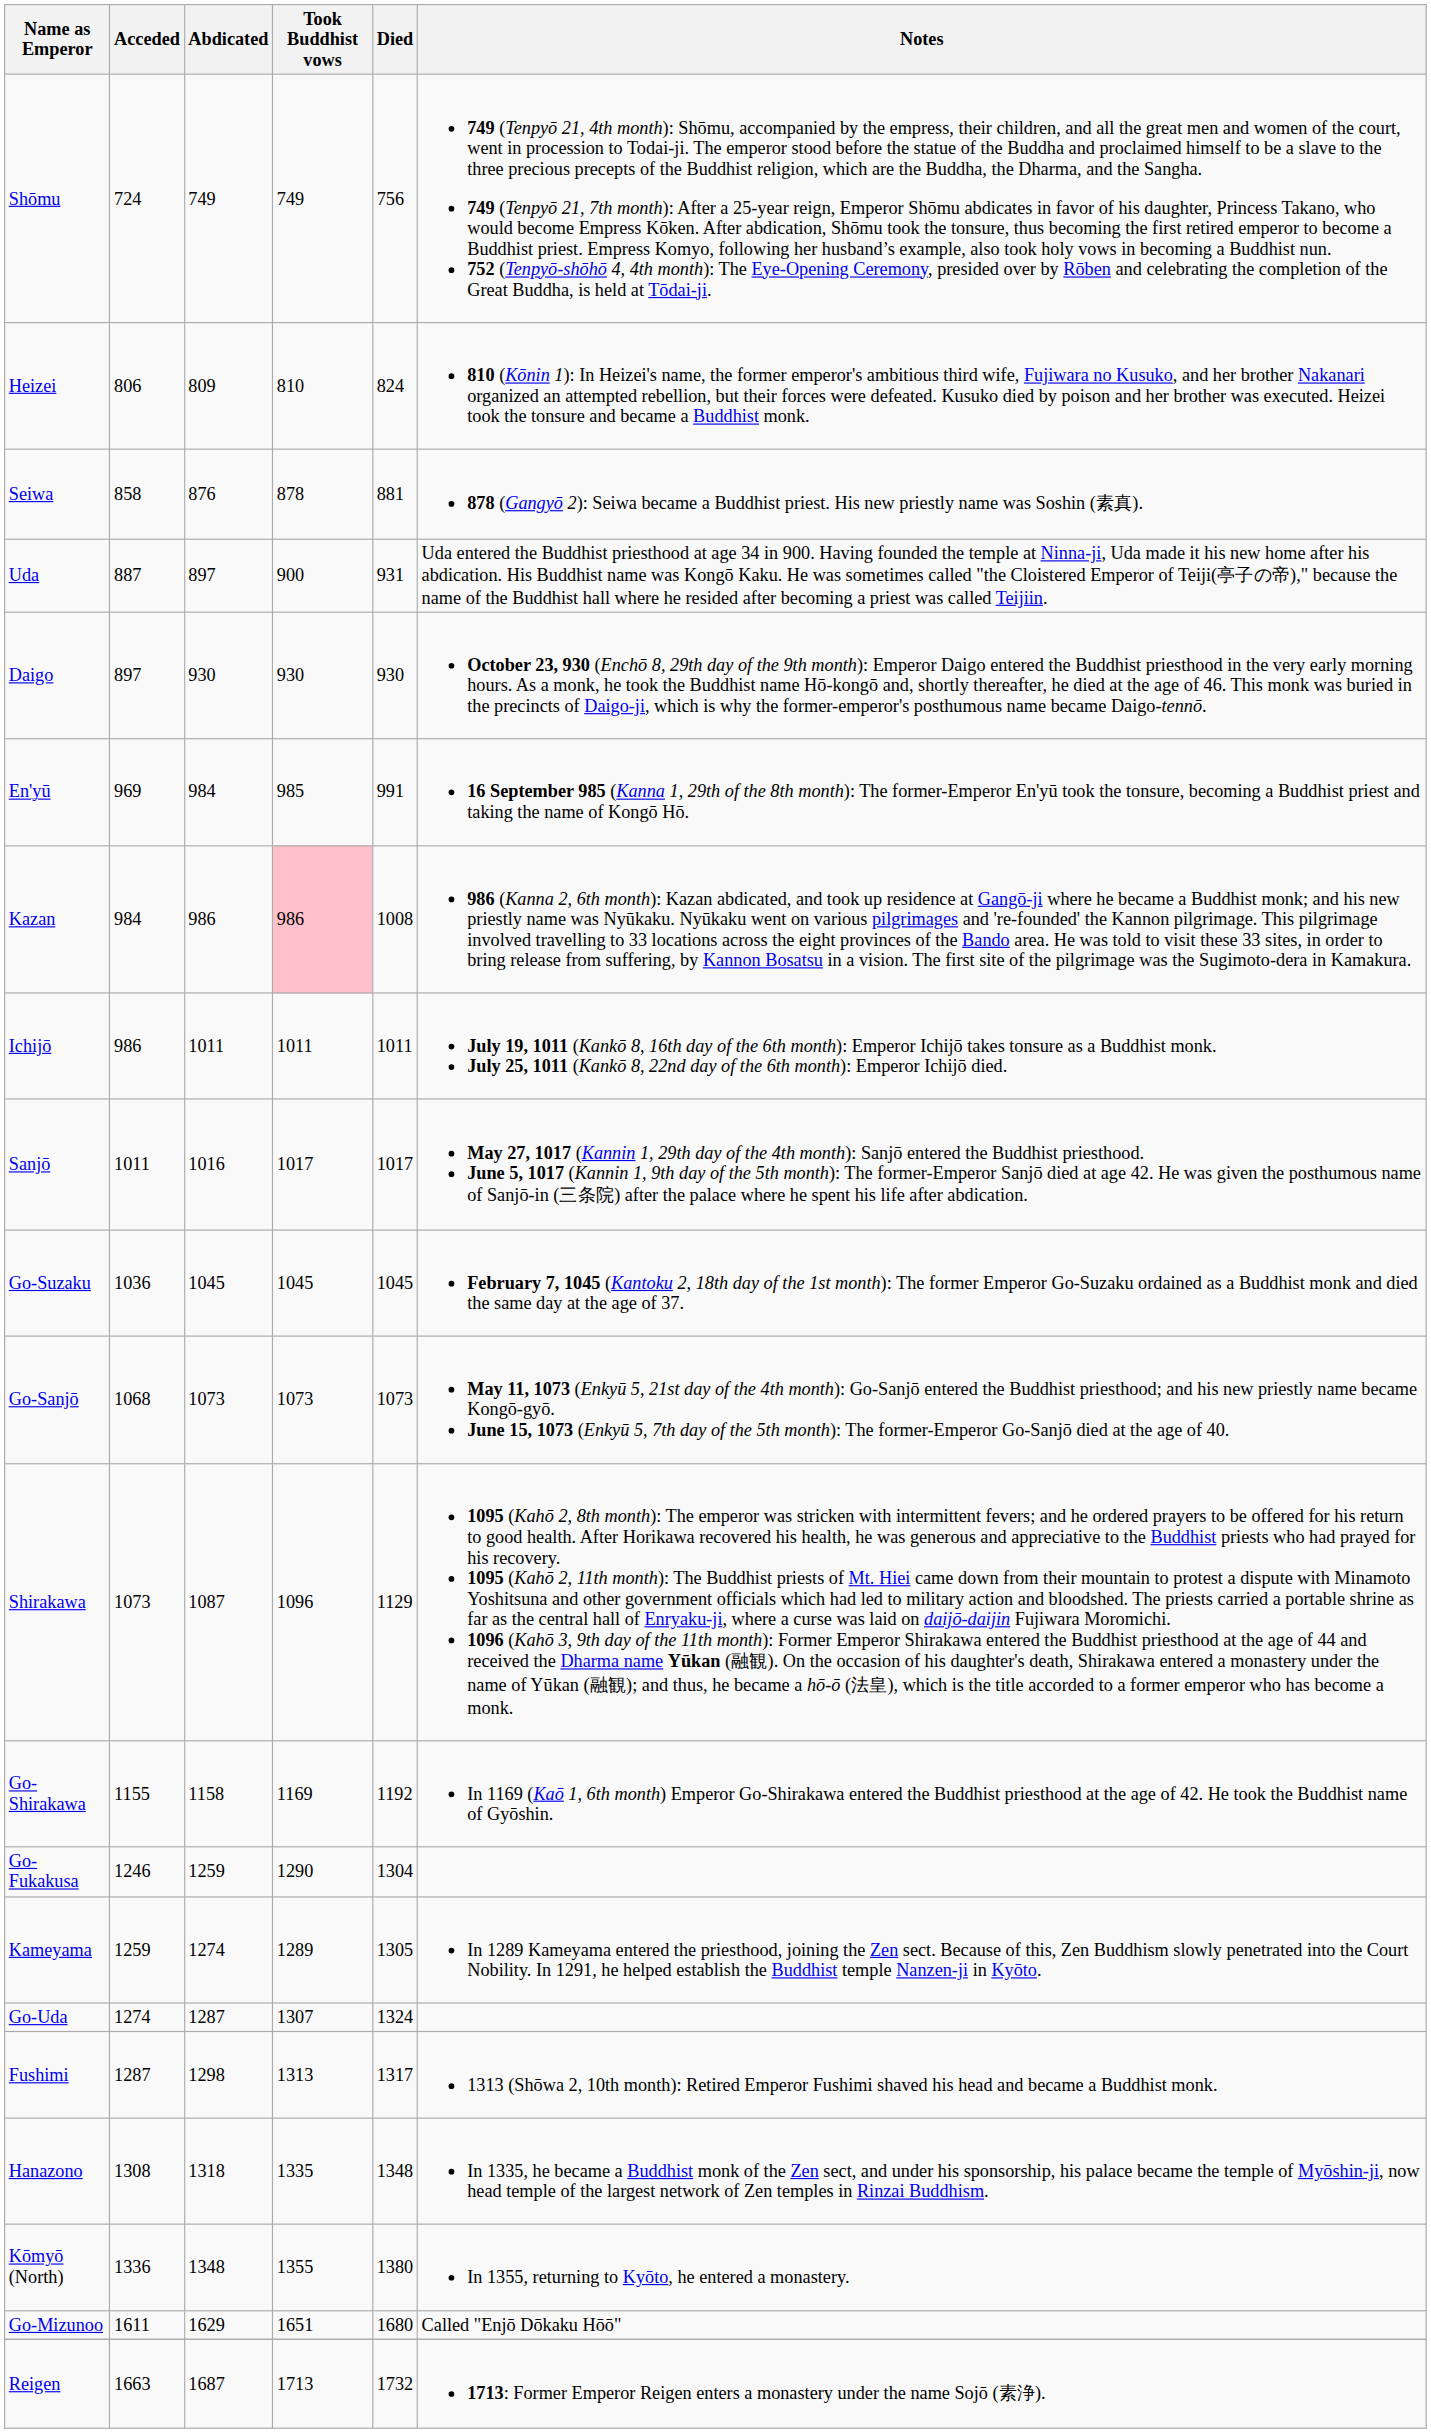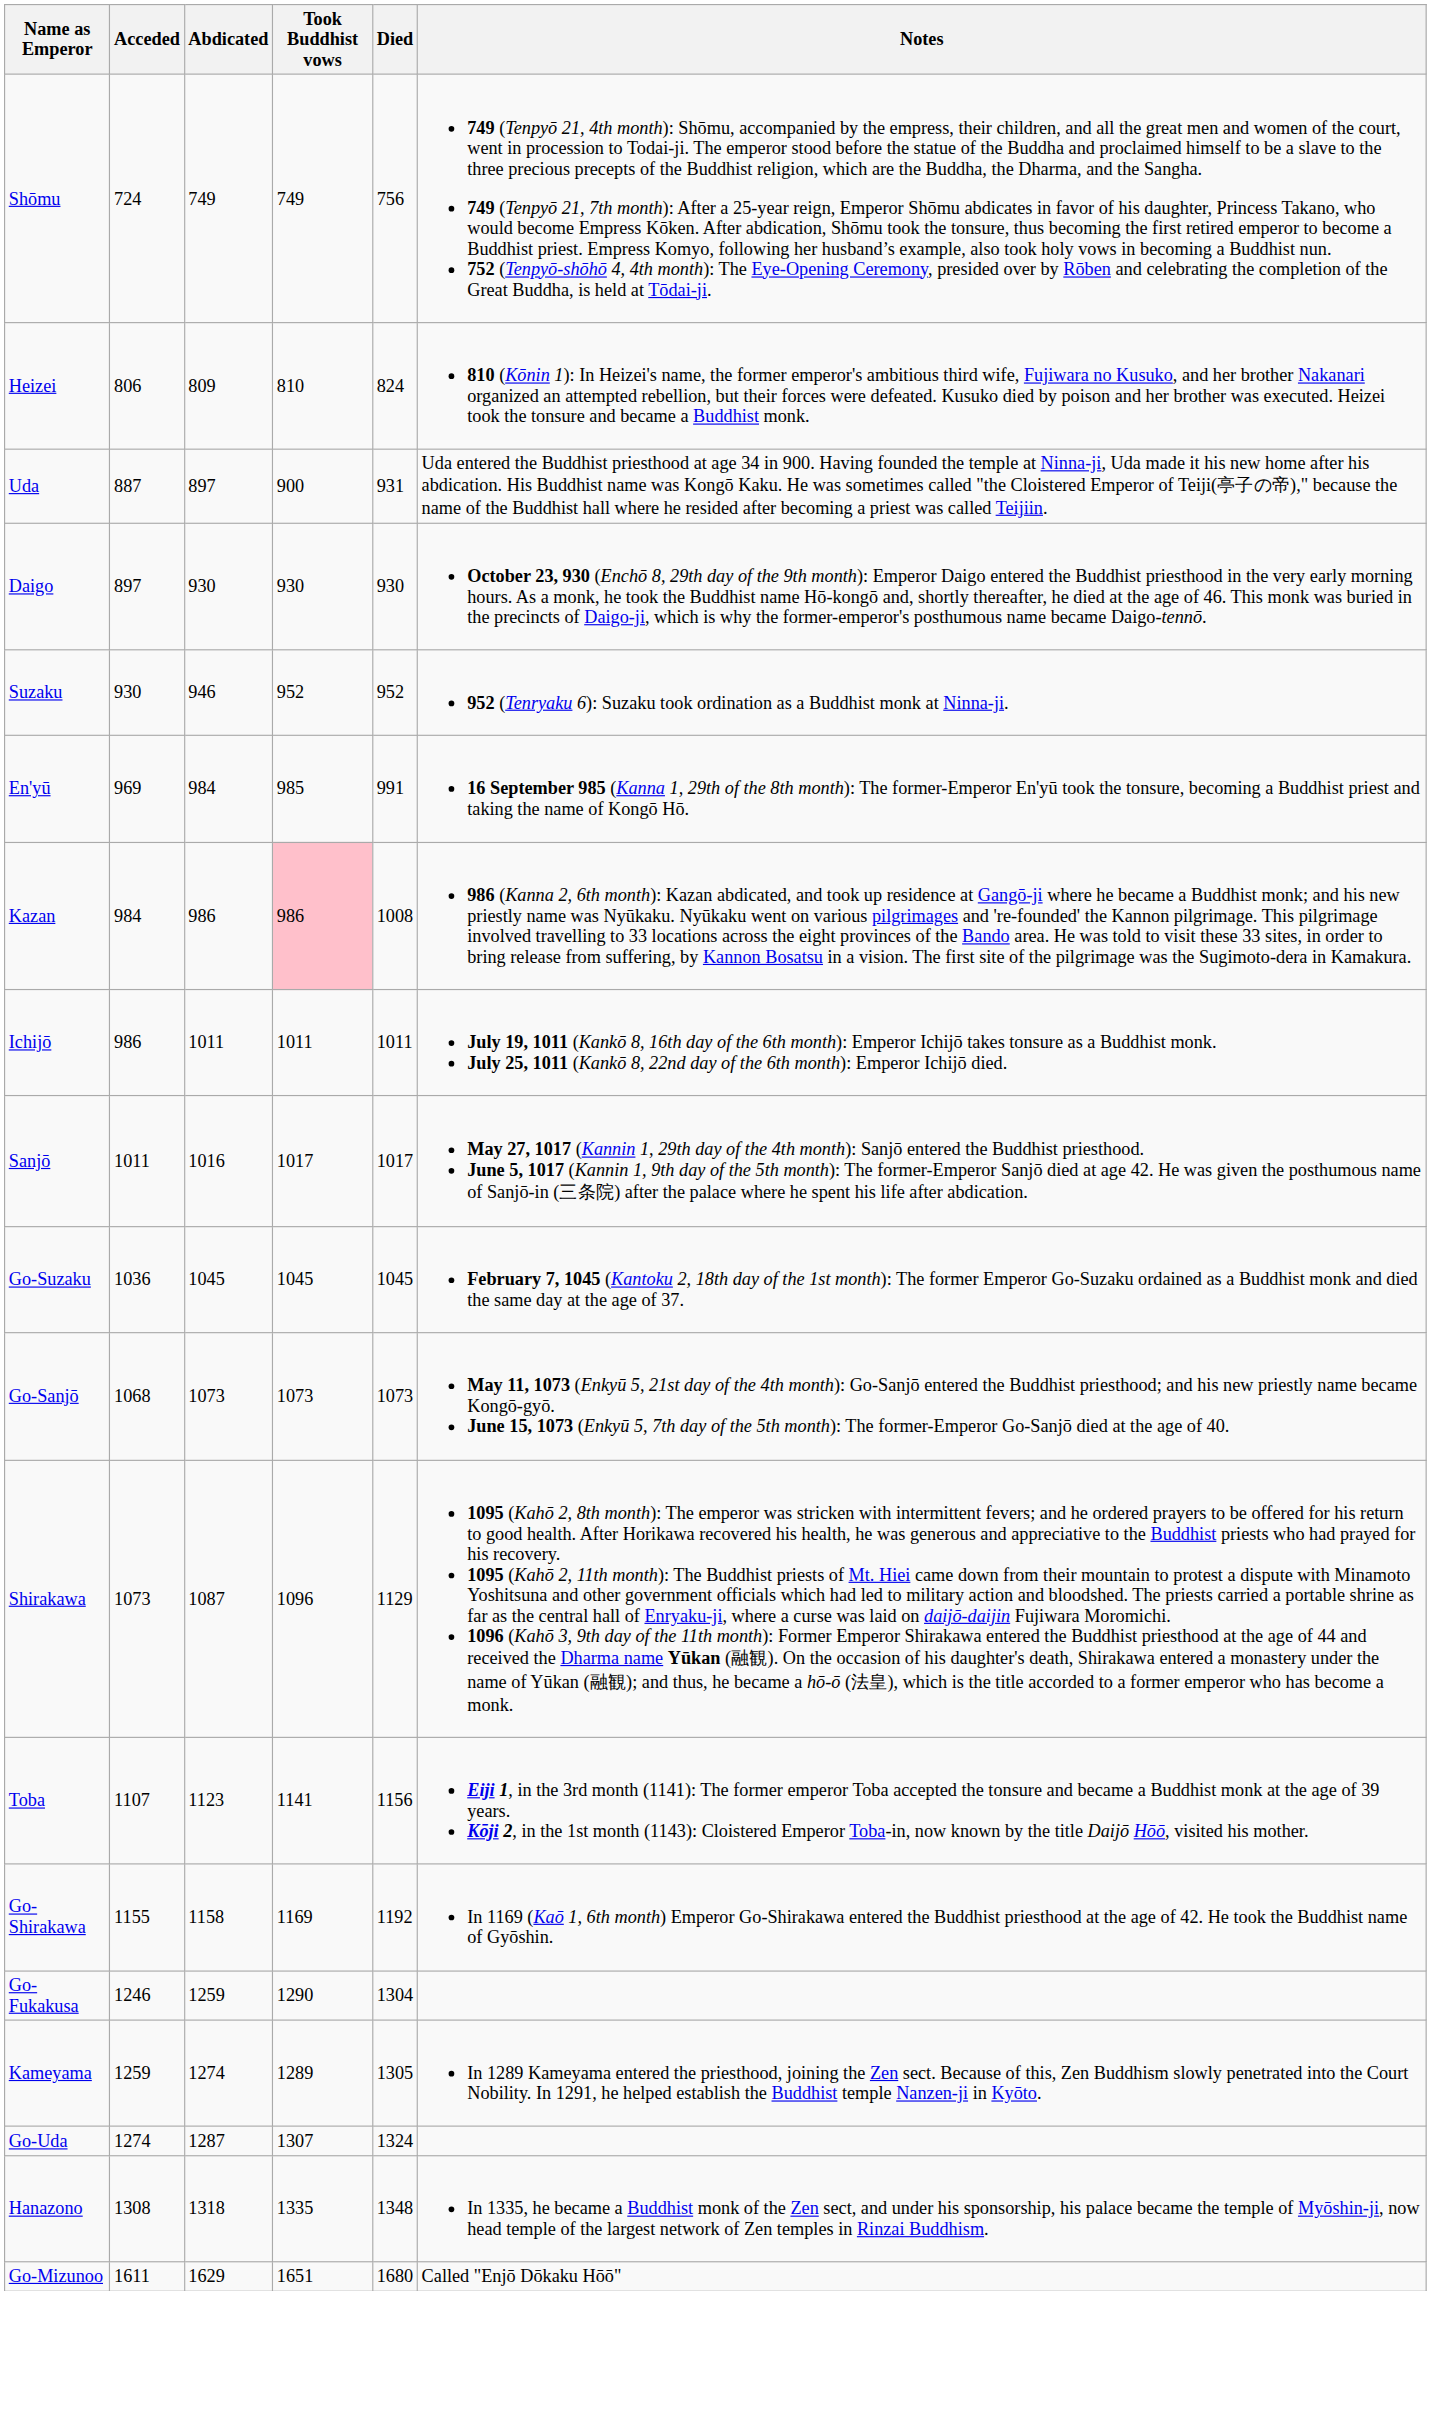- row: (31, 493)
+ row: (36, 692)
+ row: (27, 1800)
- row: (39, 2074)
- row: (36, 2267)
- row: (35, 2383)
